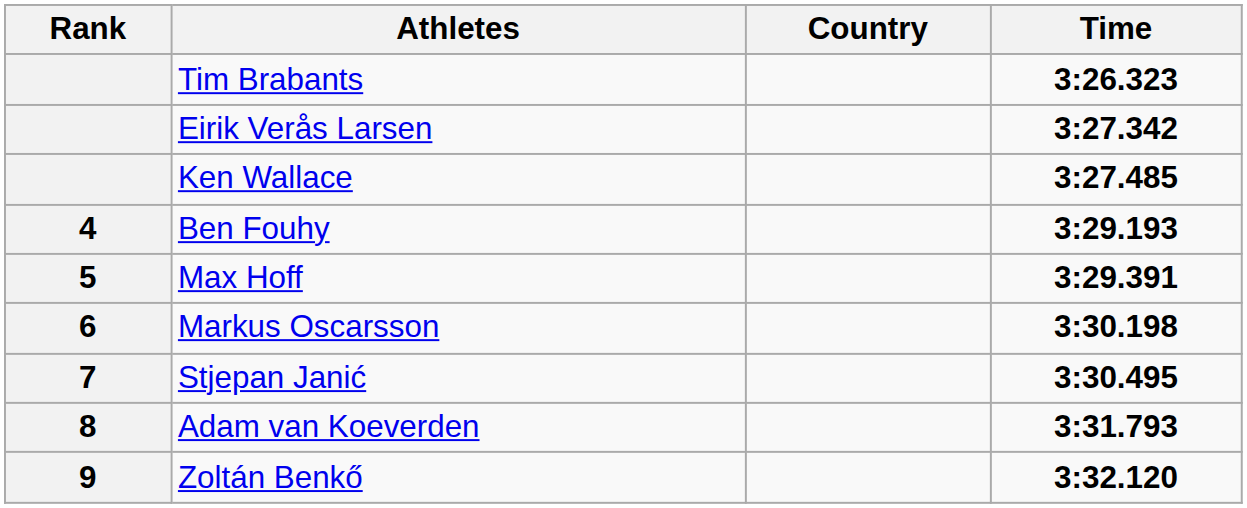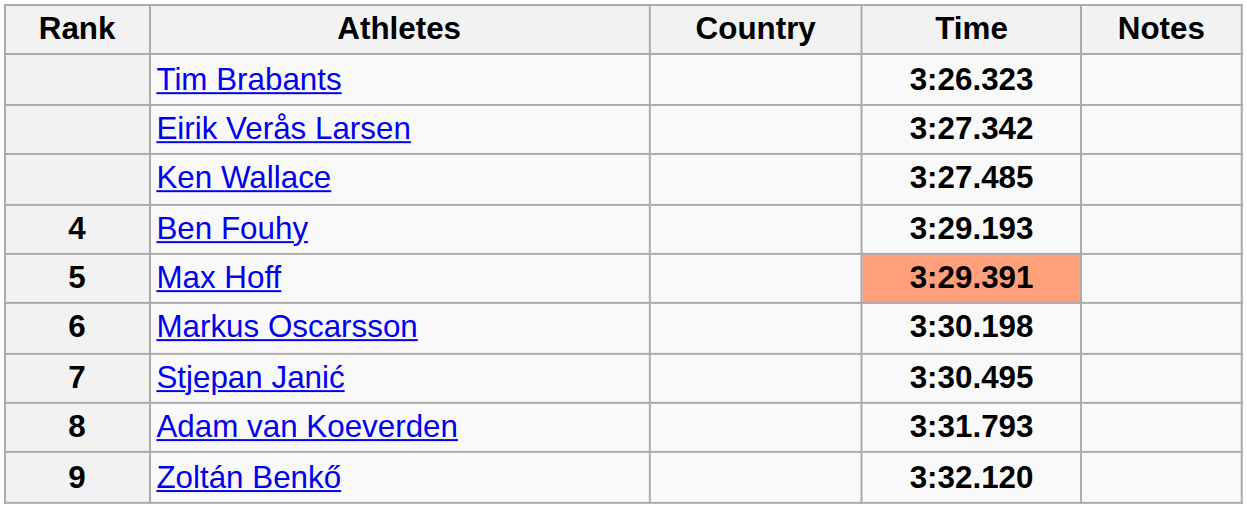+ column: (1161, 29)
(1116, 278) no background -> (972, 278) lightsalmon background
